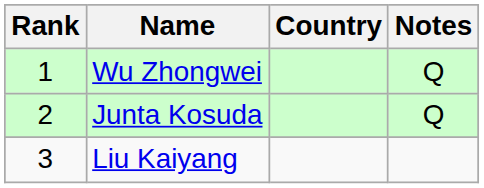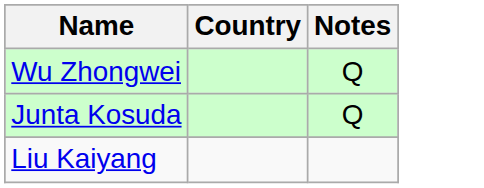- column: (45, 26)
